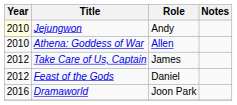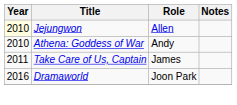(163, 28) Andy -> (162, 28) Allen
(162, 44) Allen -> (163, 44) Andy
(18, 60) 2012 -> (17, 60) 2011
- row: (74, 76)
